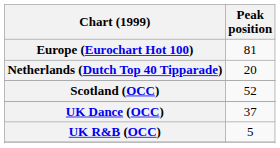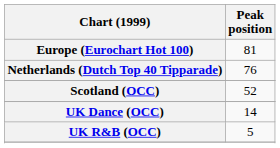(250, 70) 20 -> (250, 70) 76
(250, 111) 37 -> (250, 111) 14
